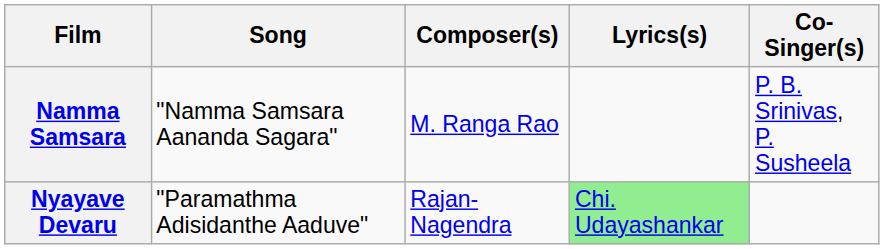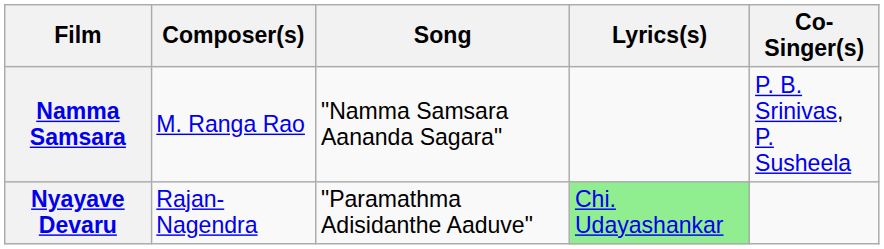columns swapped: (278, 35) <-> (487, 35)
